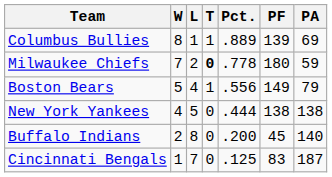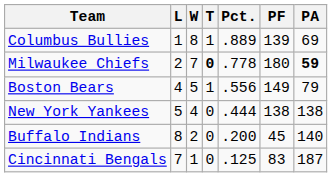columns swapped: (178, 17) <-> (194, 17)
(310, 64) normal -> (310, 64) bold
